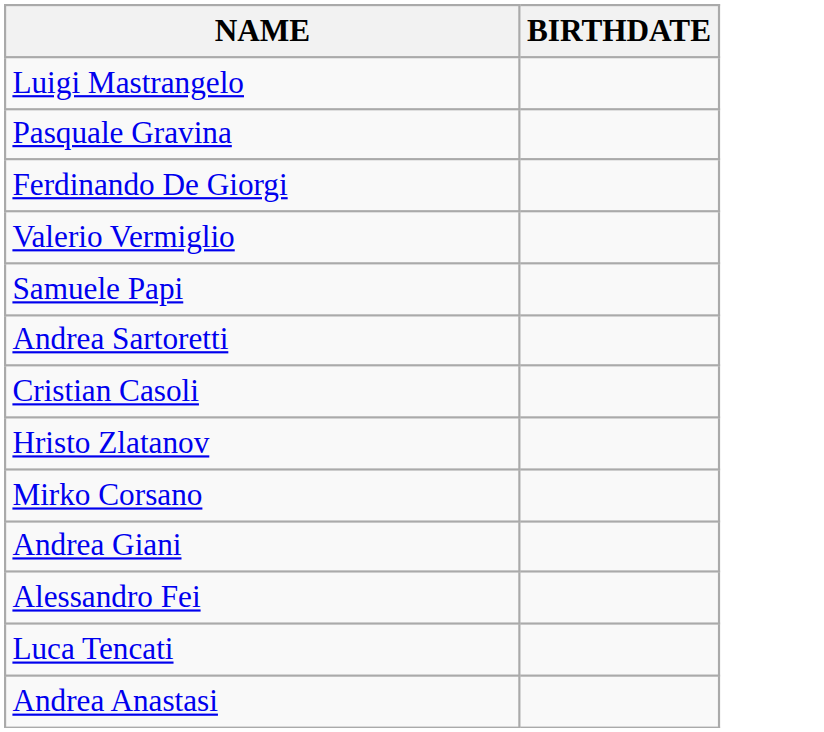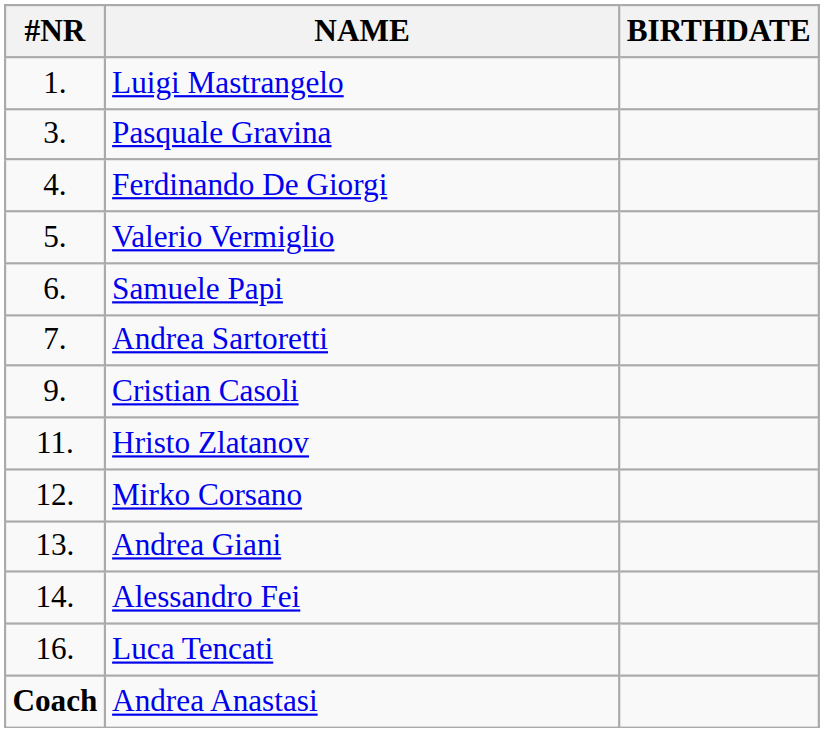+ column: (55, 30)
